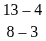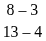rows swapped: (22, 31) <-> (22, 9)
